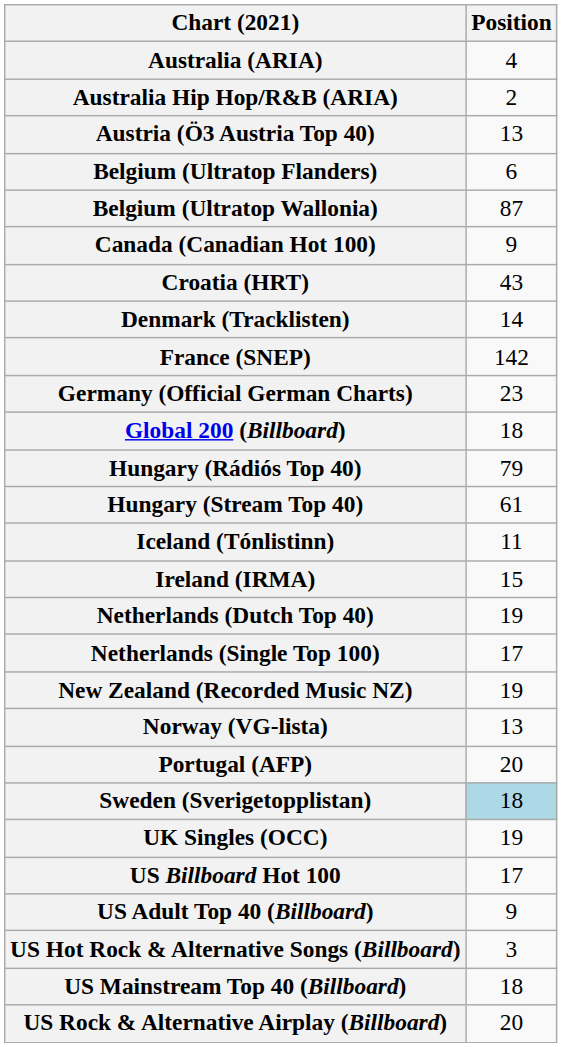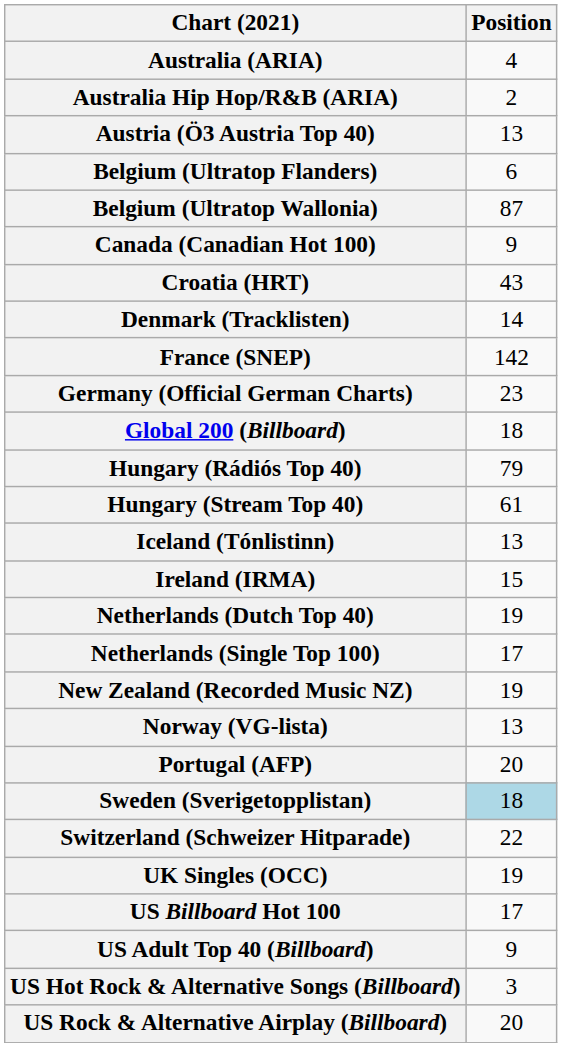(511, 541) 11 -> (511, 541) 13
+ row: (235, 838)
- row: (235, 986)
